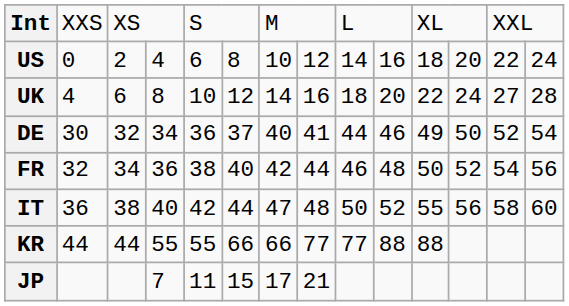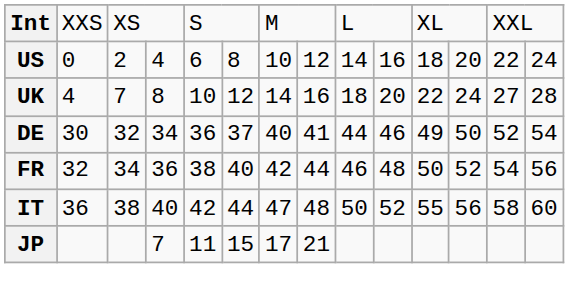(120, 97) 6 -> (120, 97) 7
- row: (31, 245)
